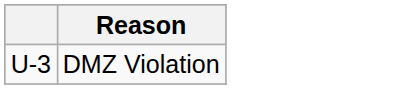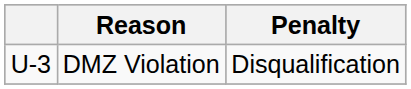+ column: (316, 25)
